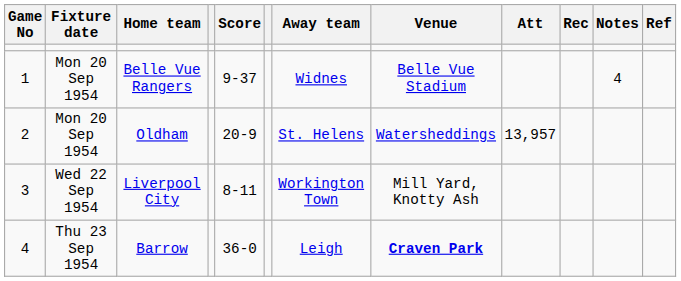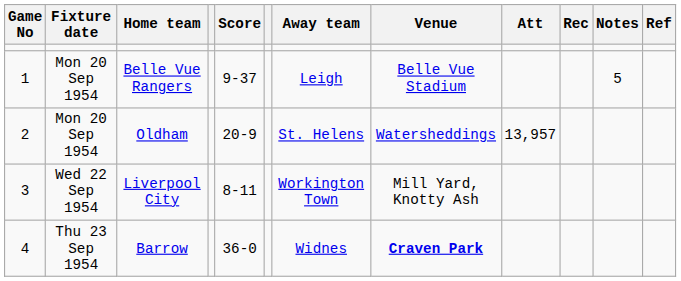(321, 79) Widnes -> (321, 79) Leigh
(617, 79) 4 -> (617, 79) 5
(321, 248) Leigh -> (321, 248) Widnes
